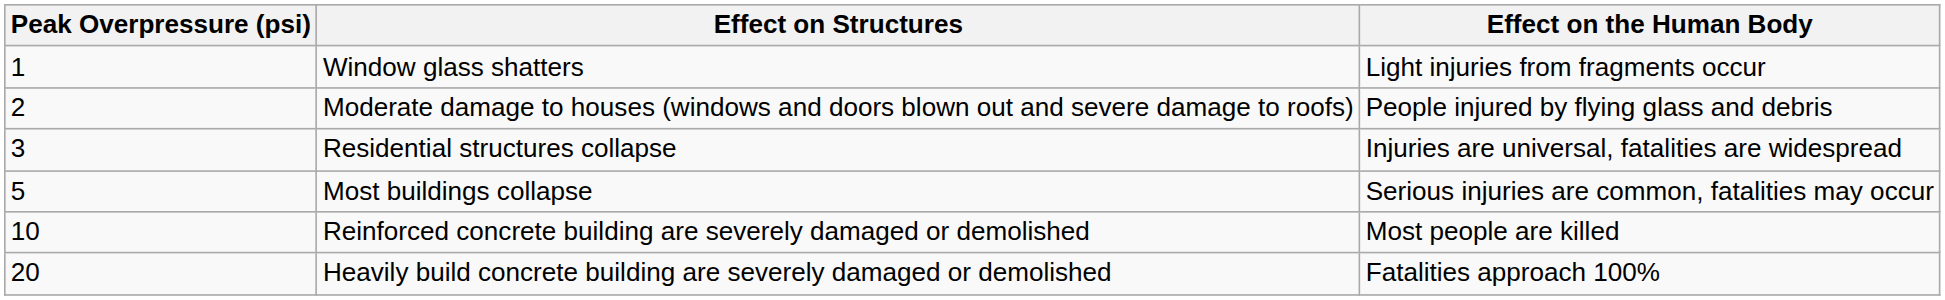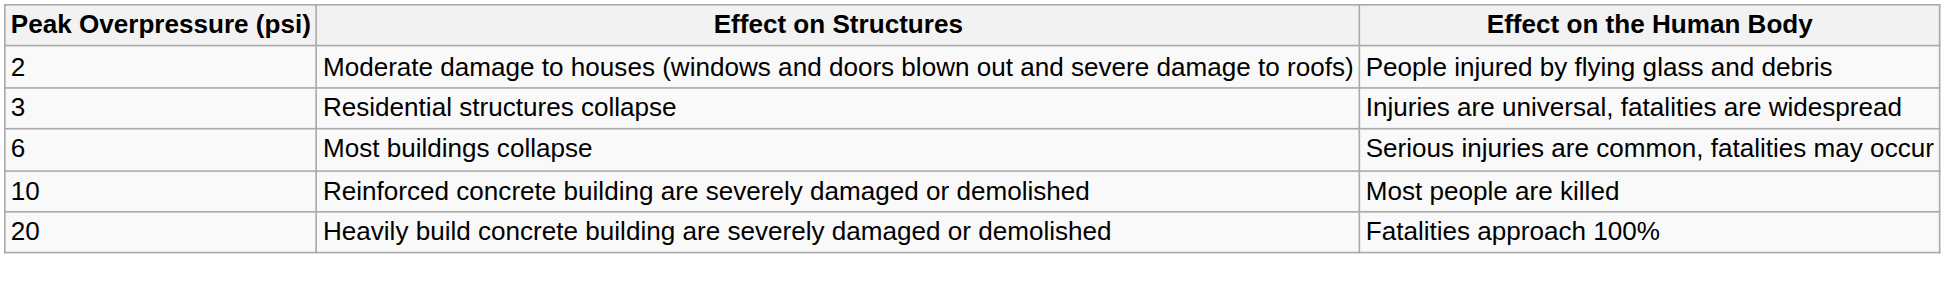- row: (453, 66)
(18, 190) 5 -> (18, 149) 6
